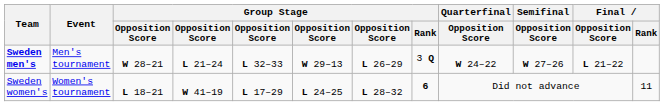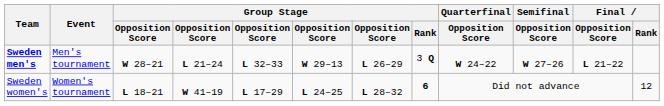(646, 87) 11 -> (646, 87) 12
